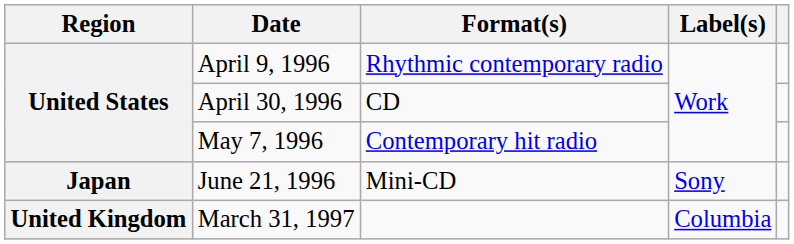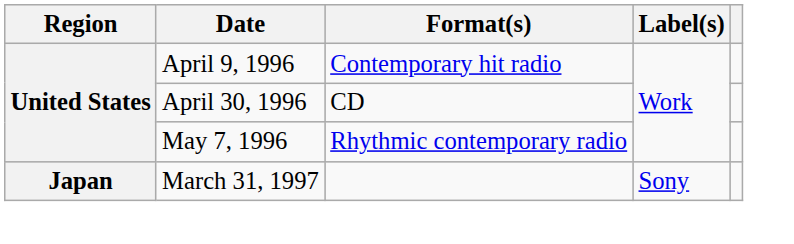(514, 63) Rhythmic contemporary radio -> (446, 63) Contemporary hit radio
(481, 141) Contemporary hit radio -> (479, 141) Rhythmic contemporary radio
- row: (267, 180)
(98, 219) United Kingdom -> (81, 180) Japan
(723, 219) Columbia -> (664, 180) Sony
